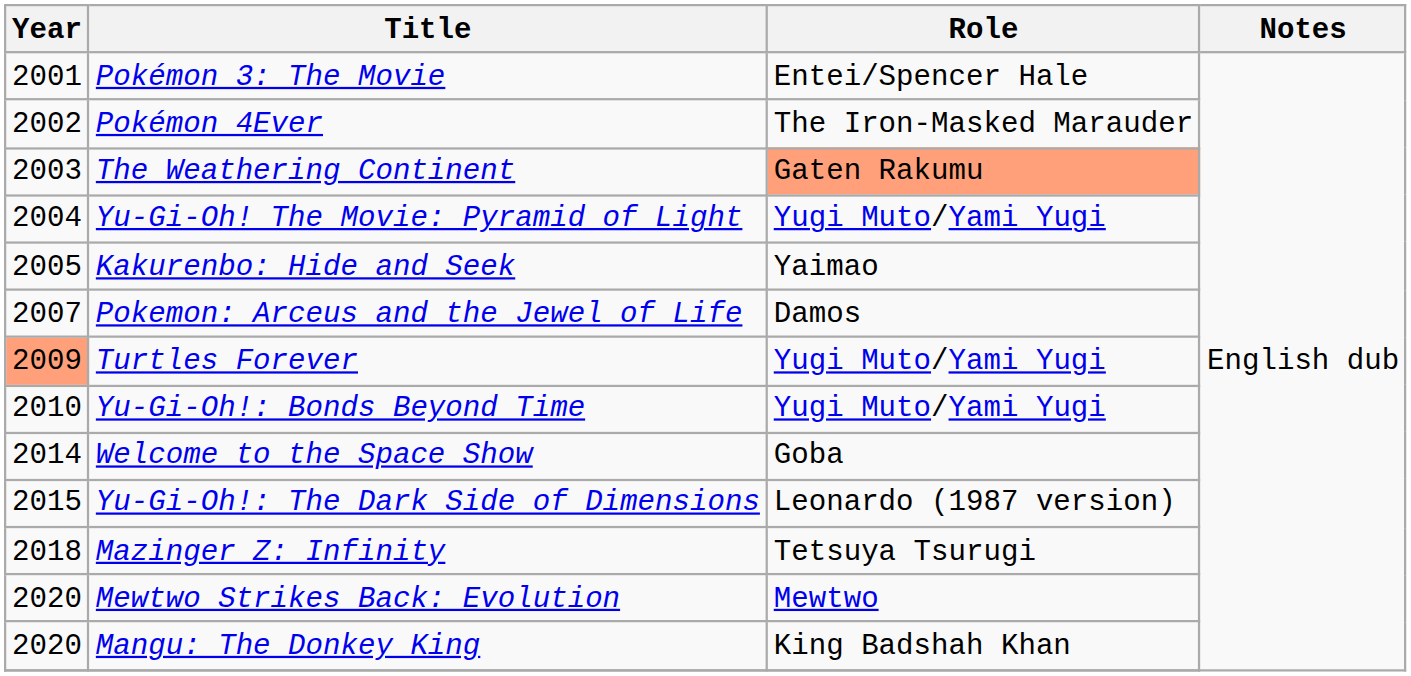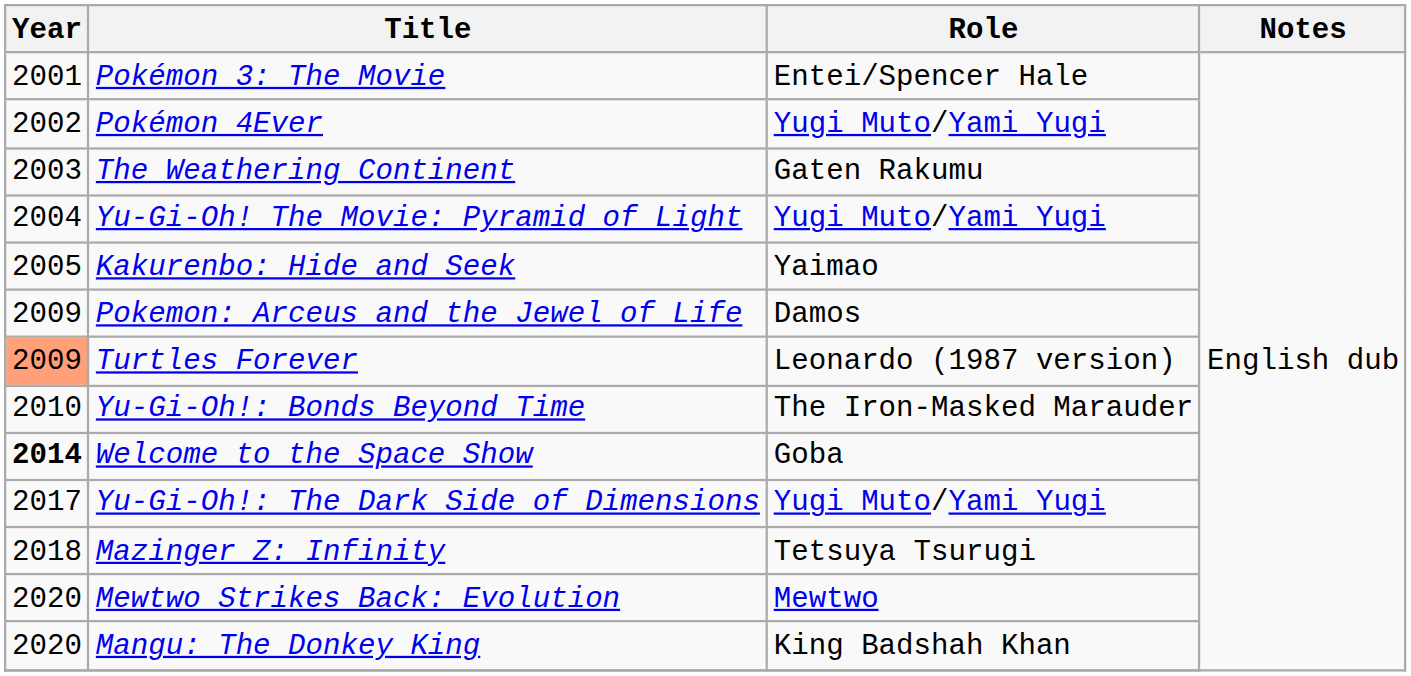(983, 124) The Iron-Masked Marauder -> (940, 124) Yugi Muto/Yami Yugi
(879, 171) lightsalmon background -> (879, 171) no background
(47, 314) 2007 -> (47, 314) 2009
(940, 361) Yugi Muto/Yami Yugi -> (975, 361) Leonardo (1987 version)
(940, 409) Yugi Muto/Yami Yugi -> (983, 409) The Iron-Masked Marauder
(47, 456) normal -> (47, 456) bold
(47, 503) 2015 -> (47, 503) 2017
(975, 503) Leonardo (1987 version) -> (940, 503) Yugi Muto/Yami Yugi
